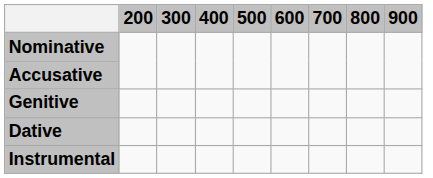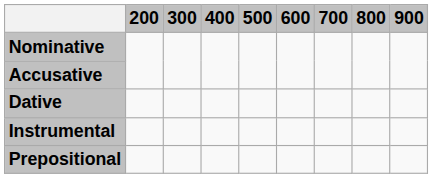- row: (44, 103)
+ row: (65, 159)
